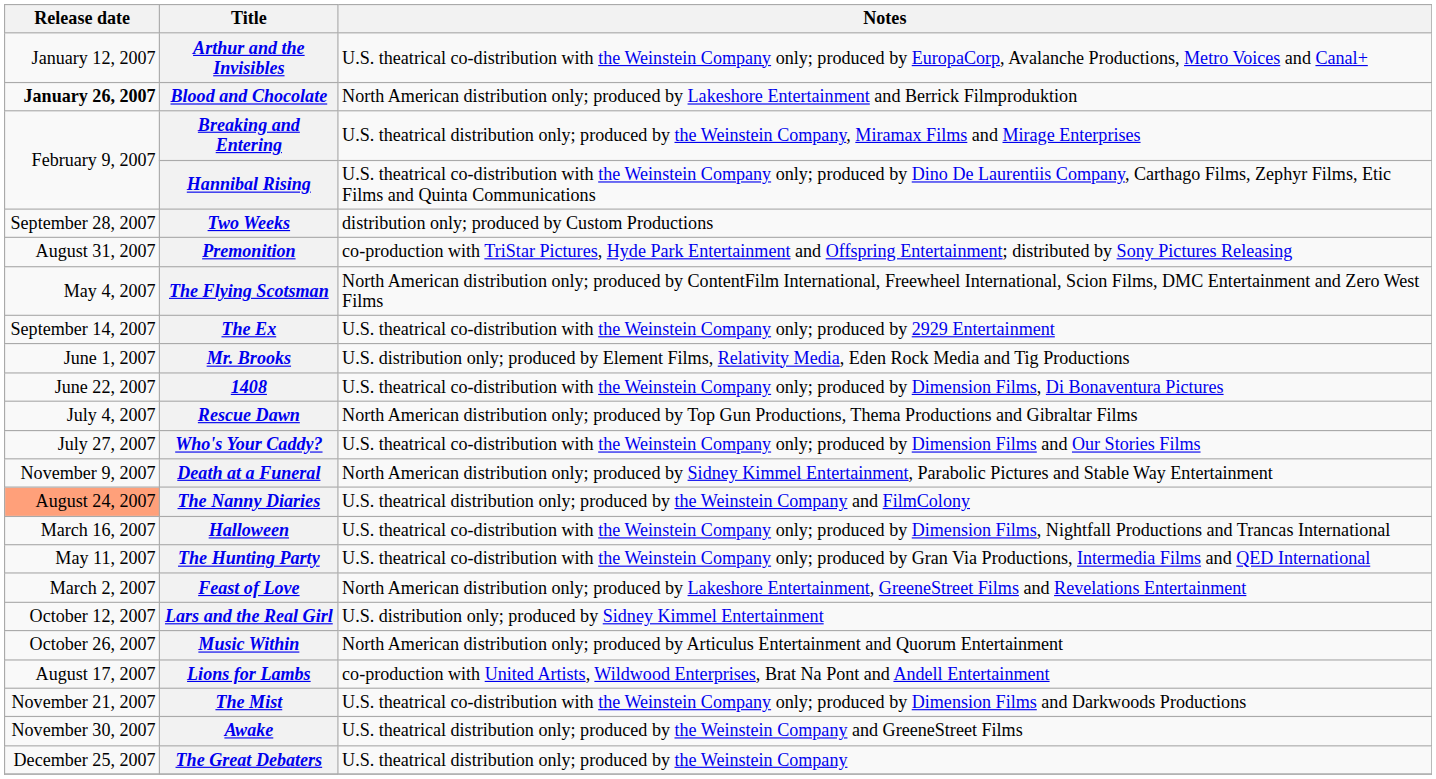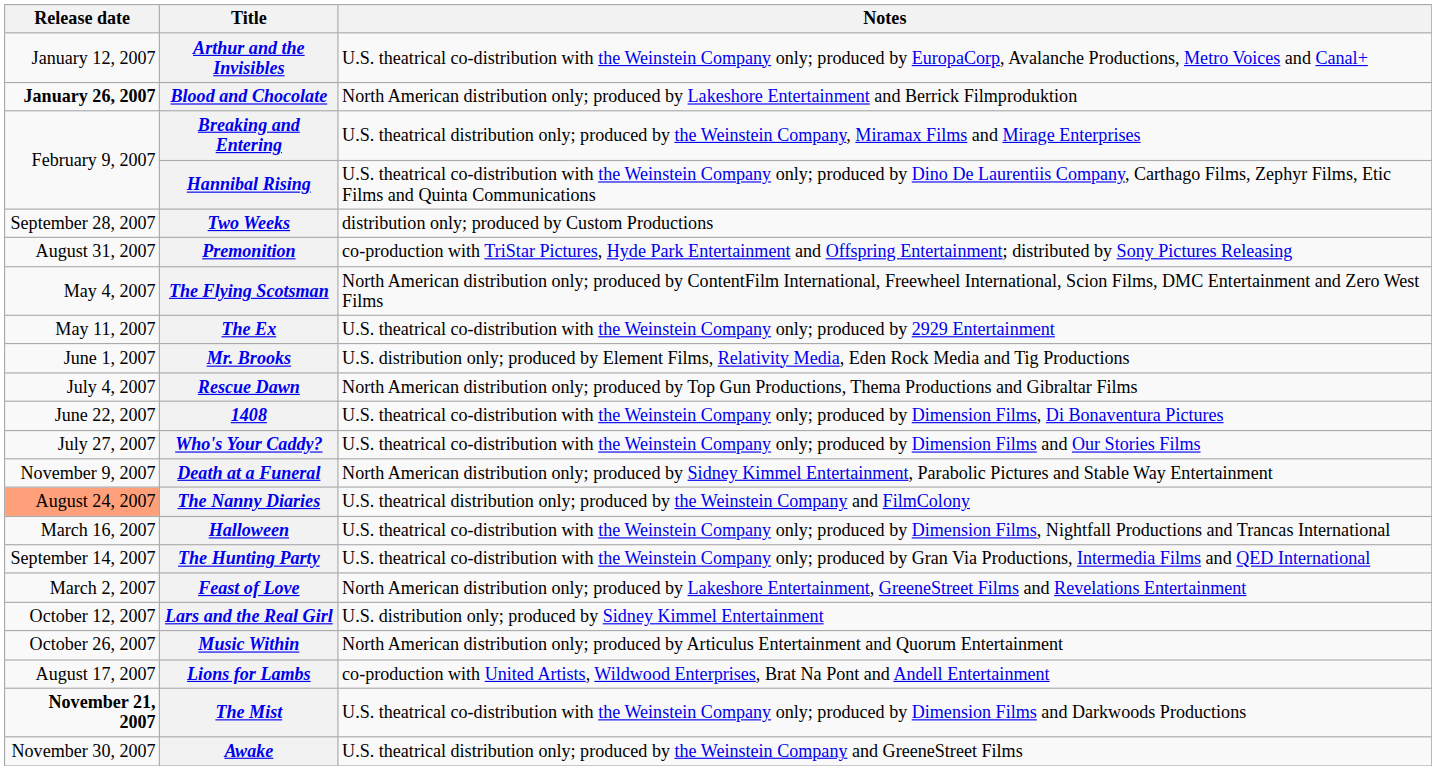(83, 329) September 14, 2007 -> (105, 329) May 11, 2007
rows swapped: (249, 386) <-> (249, 415)
(105, 558) May 11, 2007 -> (83, 558) September 14, 2007
(84, 702) normal -> (102, 712) bold
- row: (249, 759)
